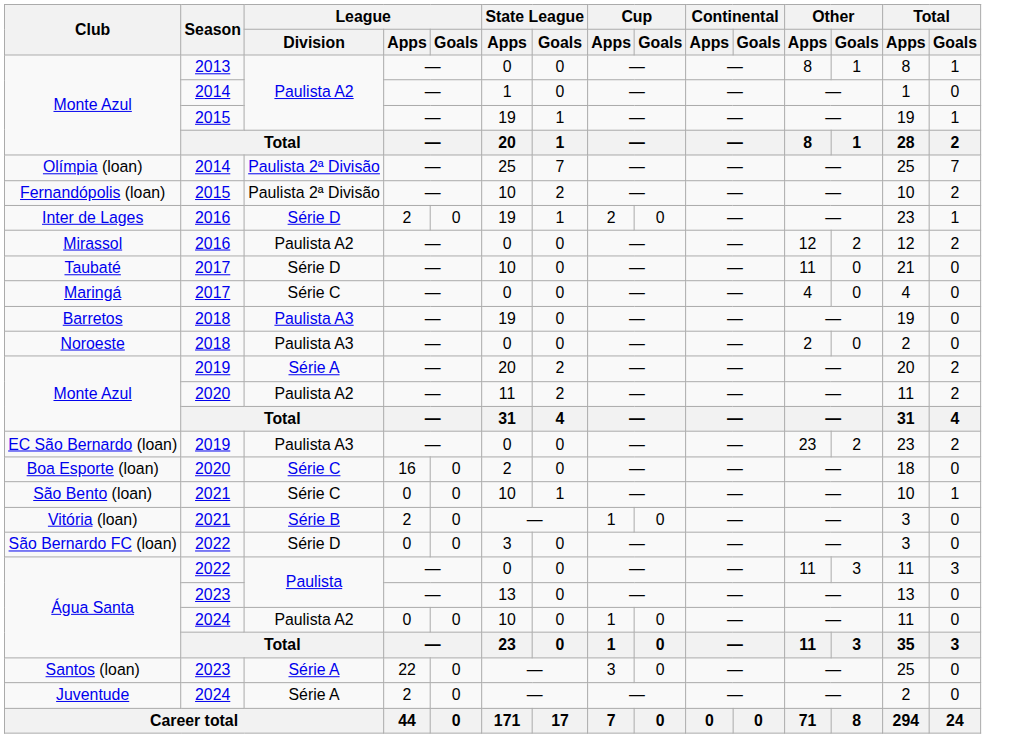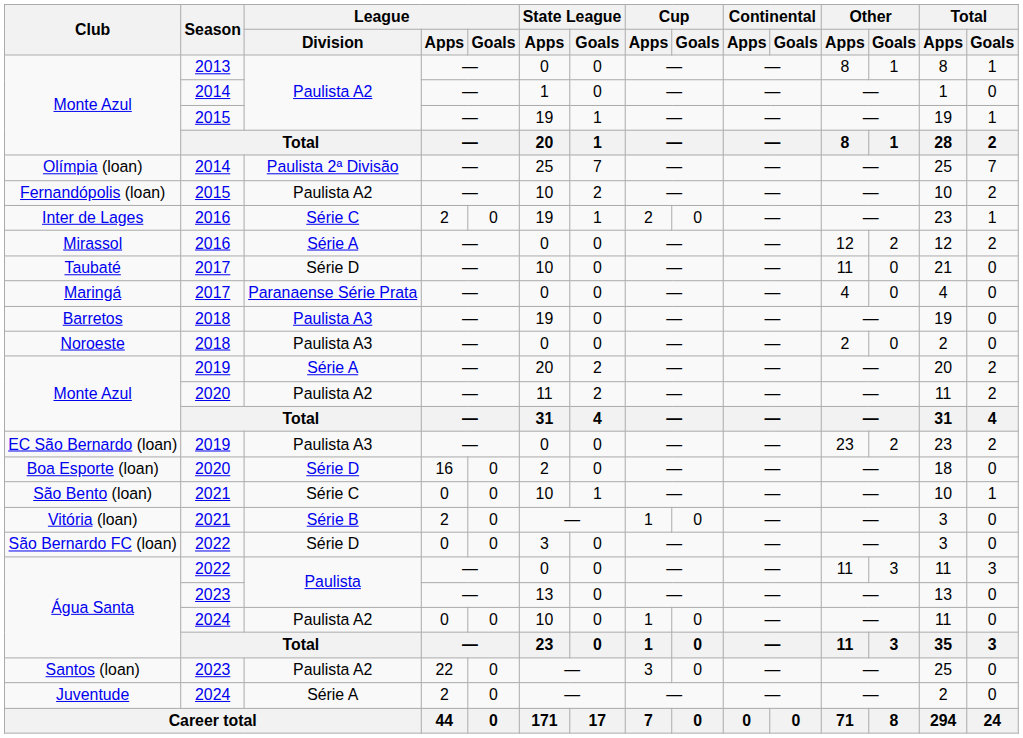(314, 192) Paulista 2ª Divisão -> (333, 192) Paulista A2
(314, 218) Série D -> (333, 218) Série C
(314, 243) Paulista A2 -> (333, 243) Série A
(314, 293) Série C -> (333, 293) Paranaense Série Prata
(314, 469) Série C -> (333, 469) Série D
(314, 670) Série A -> (333, 670) Paulista A2
